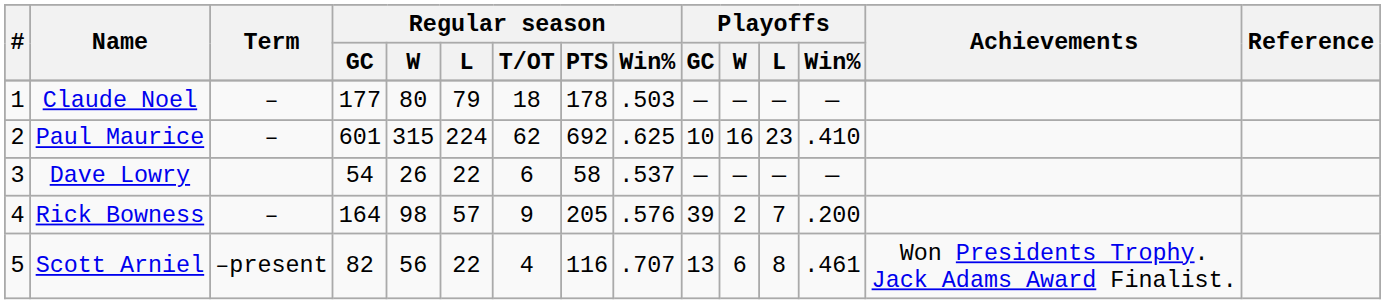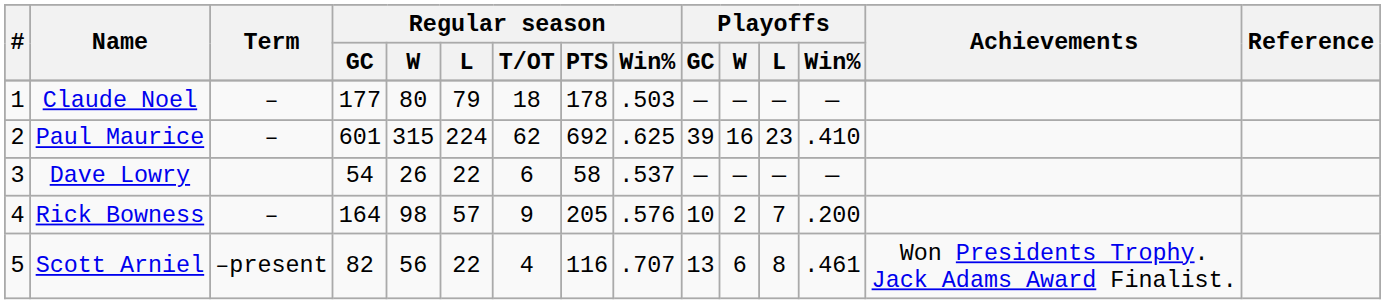(701, 138) 10 -> (701, 138) 39
(701, 215) 39 -> (701, 215) 10
